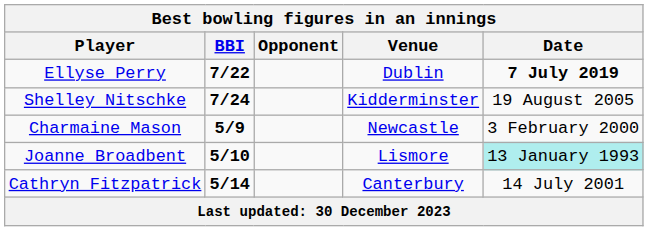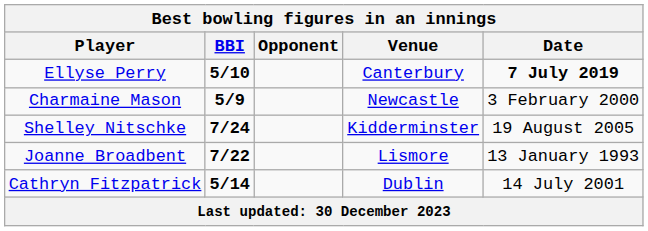(230, 74) 7/22 -> (230, 74) 5/10
(413, 74) Dublin -> (413, 74) Canterbury
rows swapped: (105, 101) <-> (105, 129)
(230, 156) 5/10 -> (230, 156) 7/22
(563, 156) paleturquoise background -> (563, 156) no background
(413, 184) Canterbury -> (413, 184) Dublin
